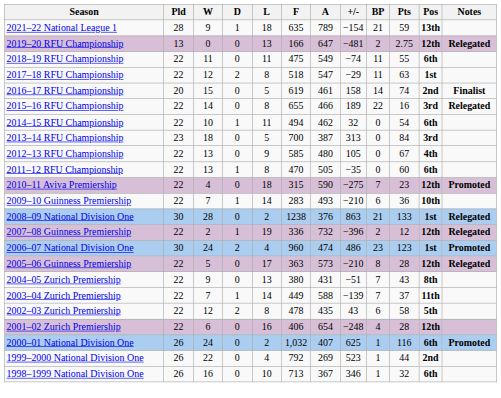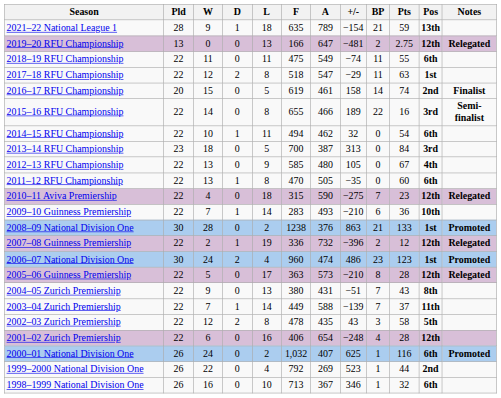(469, 106) Relegated -> (469, 112) Semi-finalist
(469, 185) Promoted -> (469, 196) Relegated
(469, 216) Relegated -> (469, 228) Promoted
(378, 311) 6 -> (378, 322) 3
